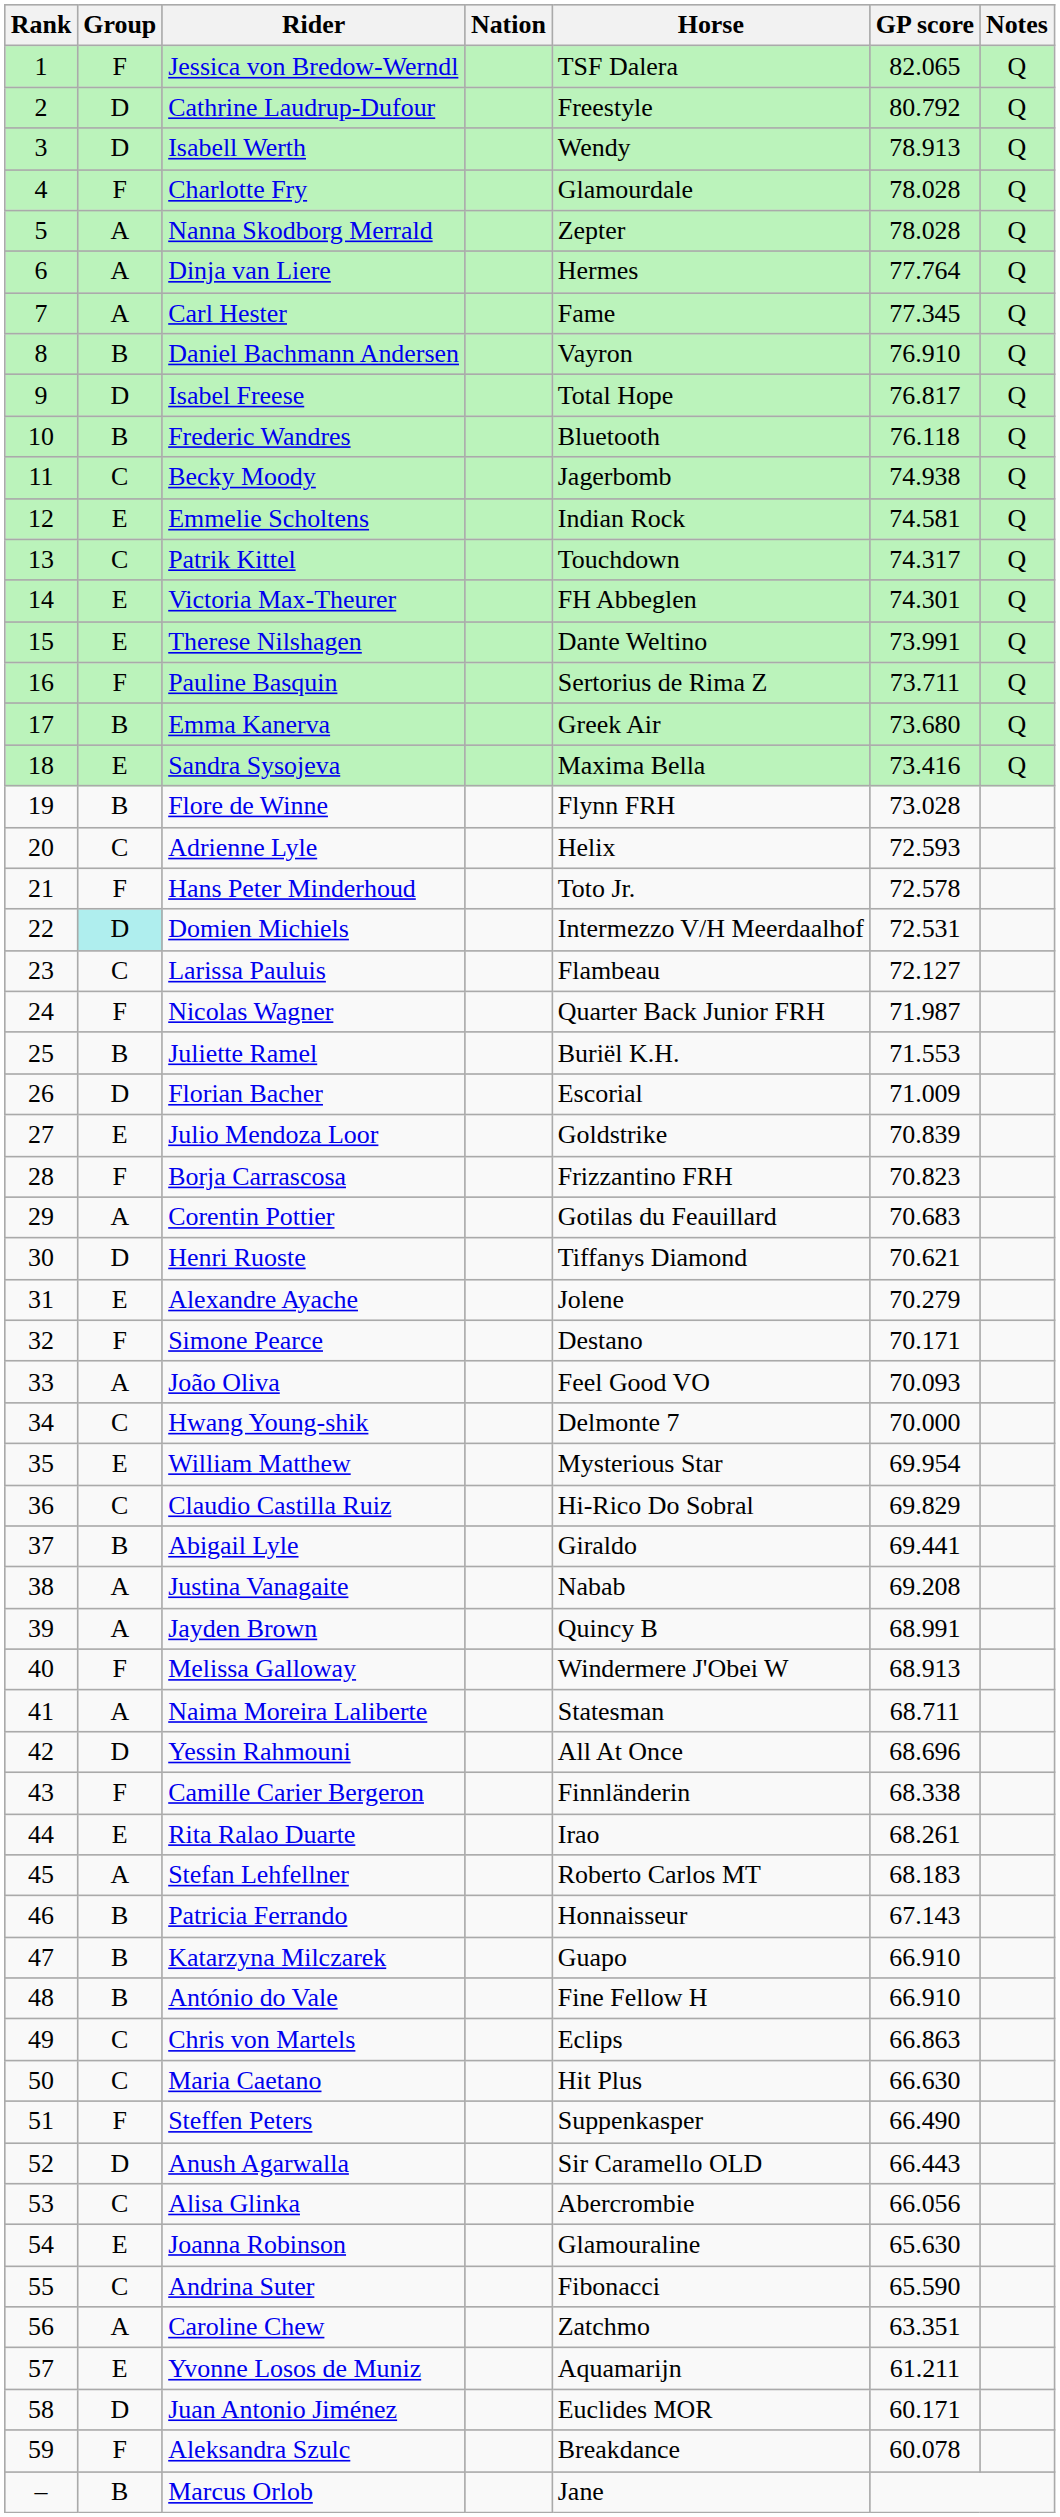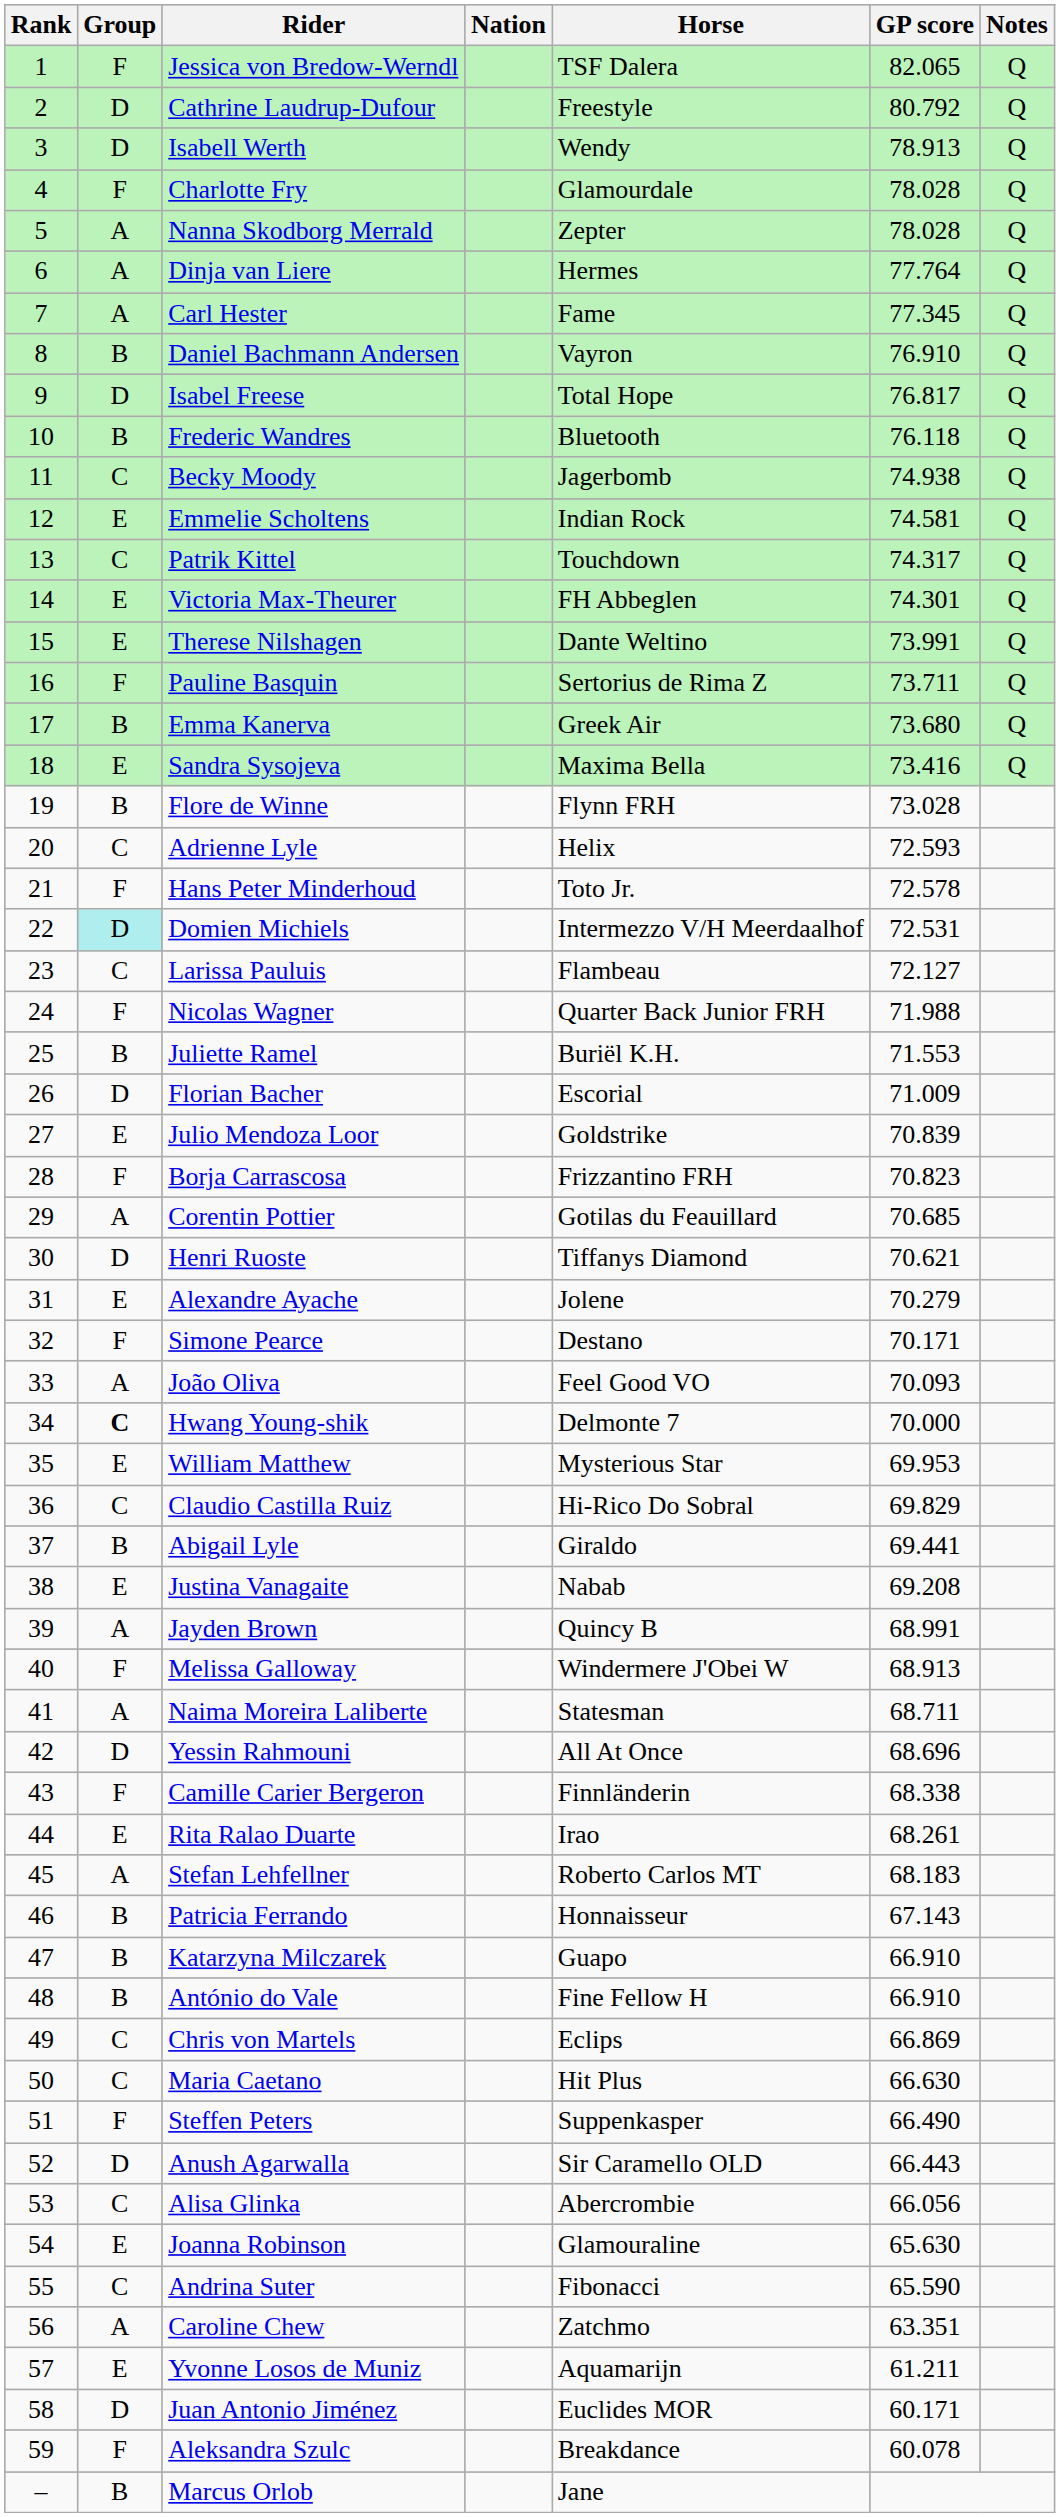(925, 1011) 71.987 -> (925, 1011) 71.988
(925, 1217) 70.683 -> (925, 1217) 70.685
(120, 1422) normal -> (120, 1422) bold
(925, 1463) 69.954 -> (925, 1463) 69.953
(120, 1587) A -> (120, 1587) E
(925, 2039) 66.863 -> (925, 2039) 66.869
